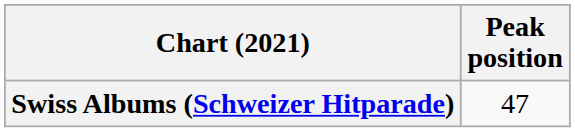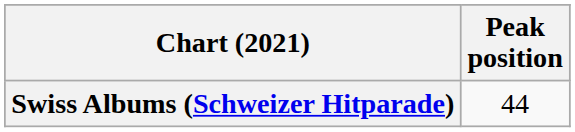(515, 103) 47 -> (515, 103) 44
